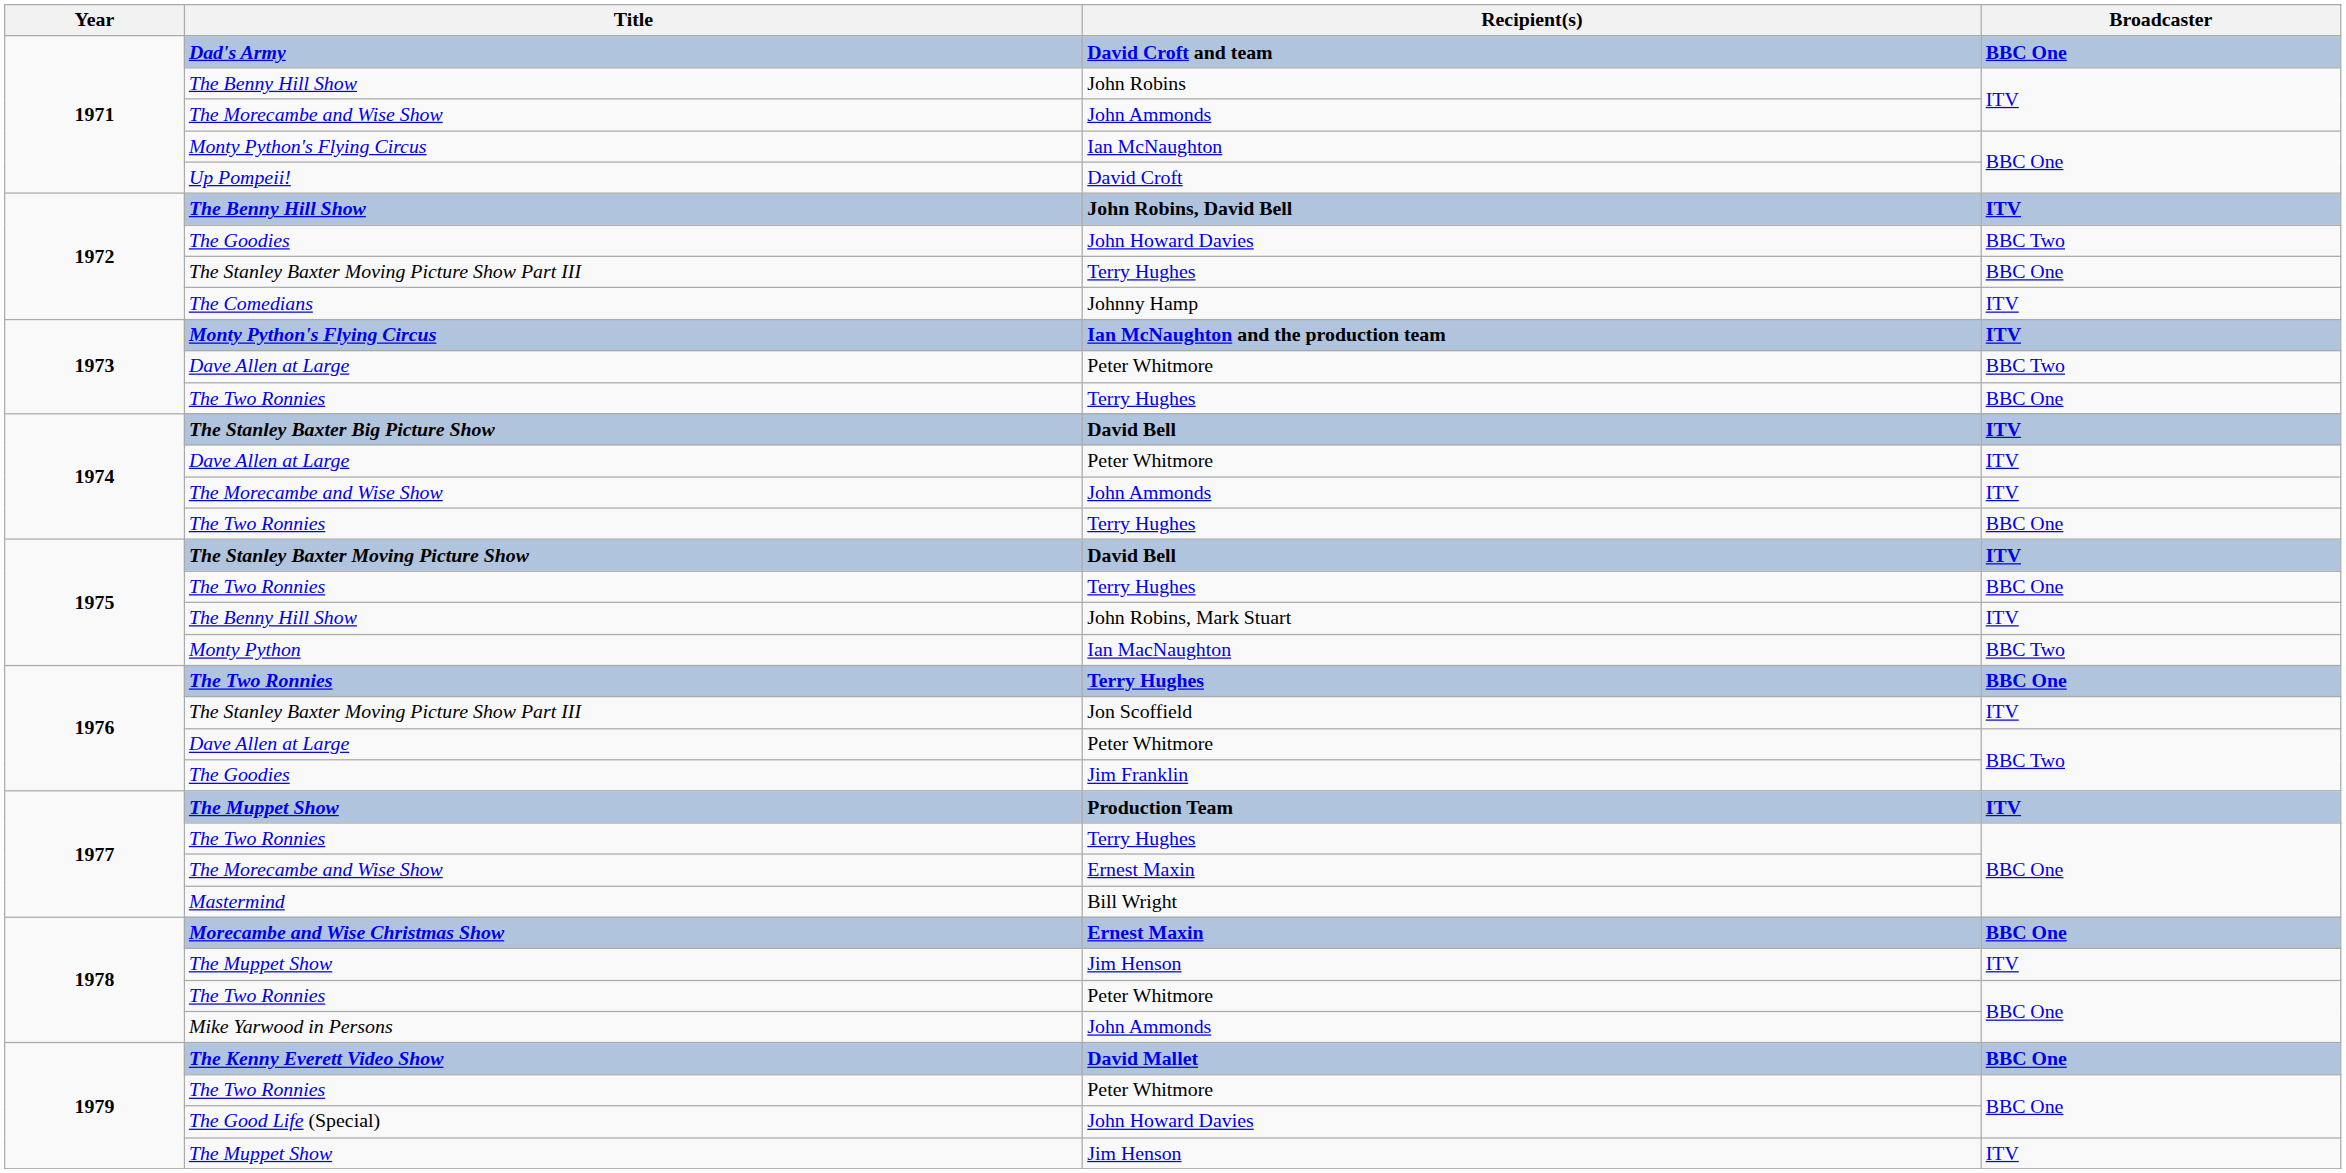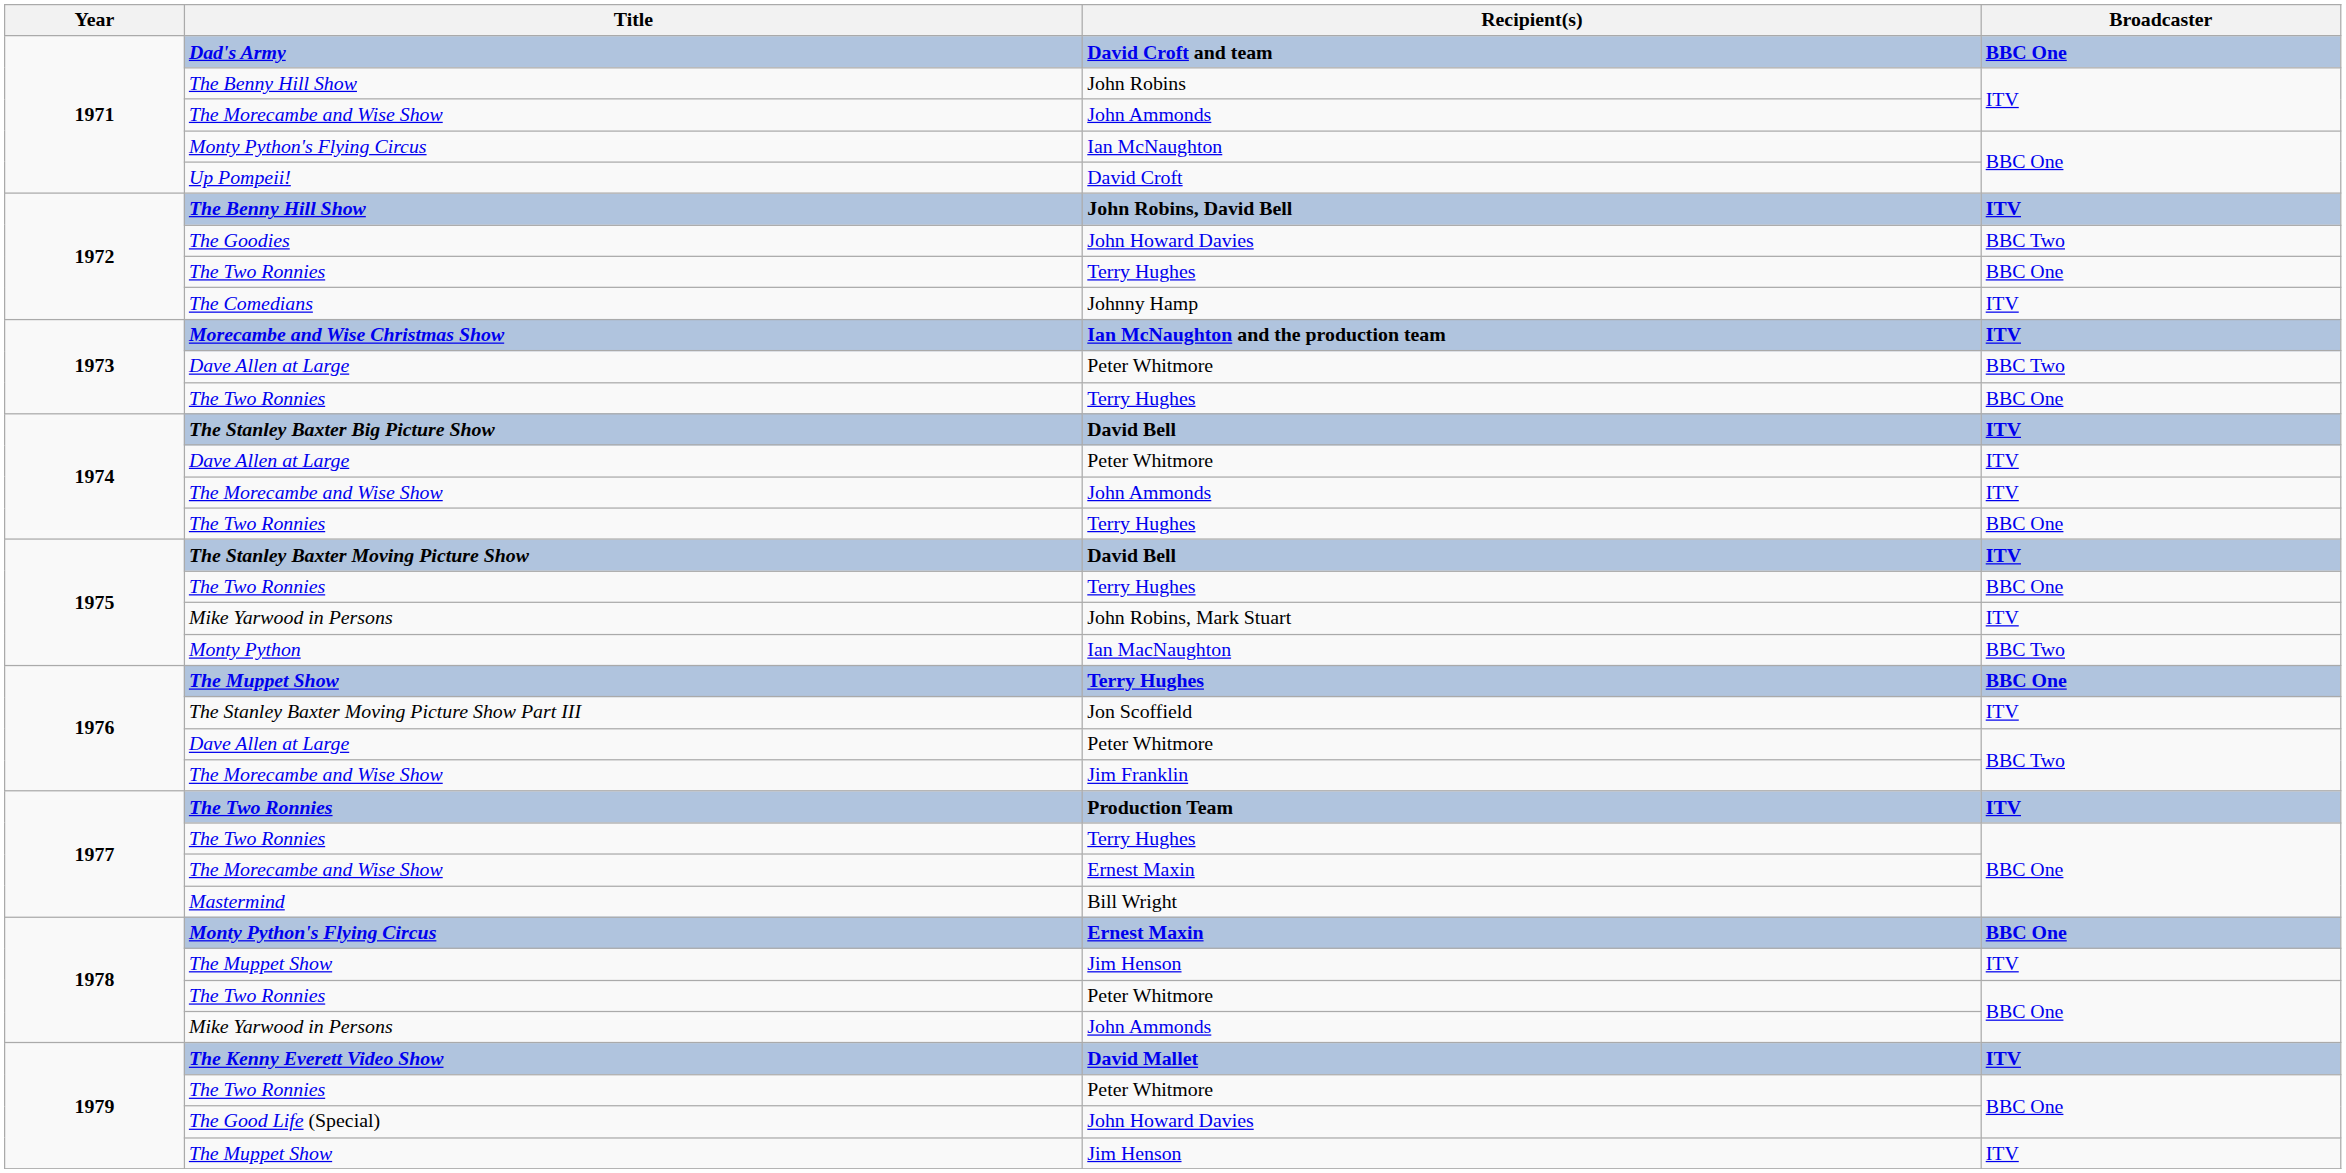(385, 271) The Stanley Baxter Moving Picture Show Part III -> (257, 271) The Two Ronnies
(313, 334) Monty Python's Flying Circus -> (347, 334) Morecambe and Wise Christmas Show
(273, 618) The Benny Hill Show -> (291, 618) Mike Yarwood in Persons
(261, 680) The Two Ronnies -> (264, 680) The Muppet Show
(239, 775) The Goodies -> (316, 775) The Morecambe and Wise Show
(264, 806) The Muppet Show -> (261, 806) The Two Ronnies
(347, 932) Morecambe and Wise Christmas Show -> (313, 932) Monty Python's Flying Circus
(2026, 1058) BBC One -> (2003, 1058) ITV
